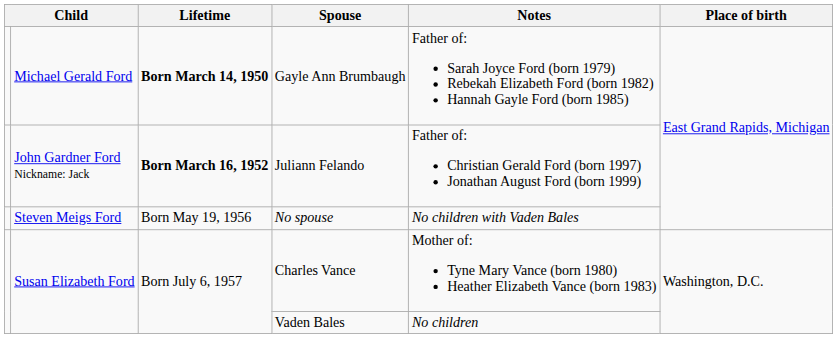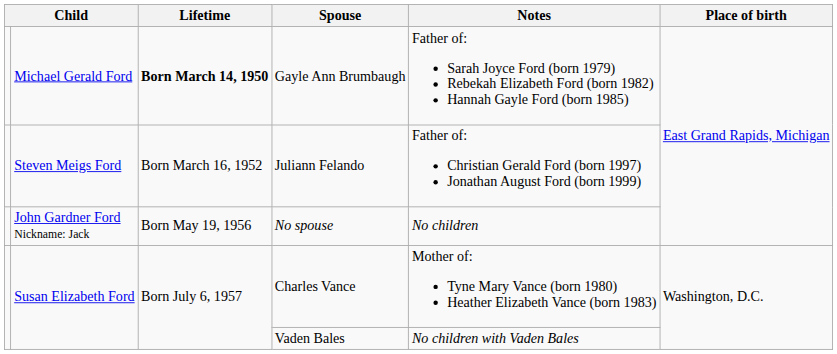(67, 165) John Gardner Ford Nickname: Jack -> (68, 165) Steven Meigs Ford
(205, 165) bold -> (202, 165) normal
(68, 218) Steven Meigs Ford -> (67, 226) John Gardner Ford Nickname: Jack
(495, 218) No children with Vaden Bales -> (445, 226) No children
(445, 322) No children -> (495, 338) No children with Vaden Bales
